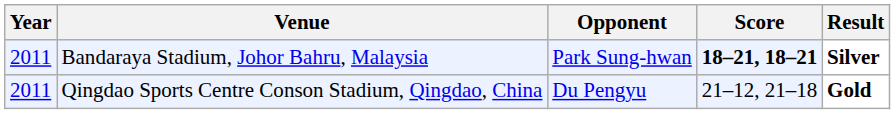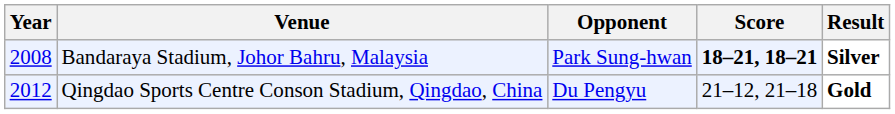(31, 56) 2011 -> (31, 56) 2008
(31, 91) 2011 -> (31, 91) 2012
